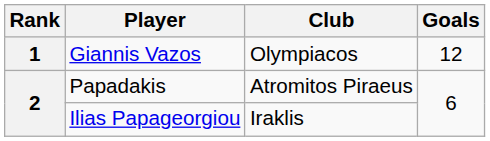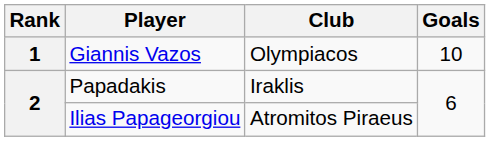(451, 53) 12 -> (451, 53) 10
(331, 86) Atromitos Piraeus -> (277, 86) Iraklis
(277, 119) Iraklis -> (331, 119) Atromitos Piraeus
